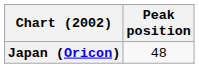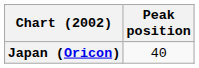(159, 53) 48 -> (159, 53) 40
